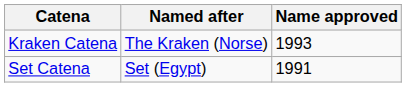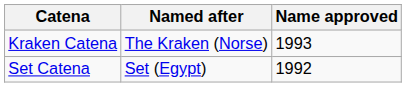(294, 69) 1991 -> (294, 69) 1992
